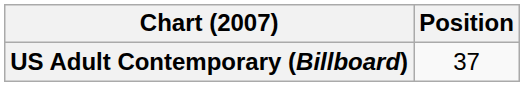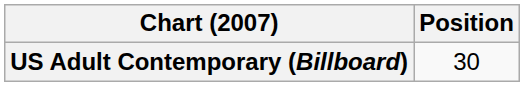(466, 61) 37 -> (466, 61) 30
